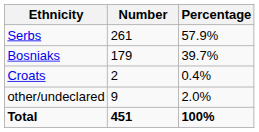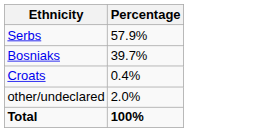- column: (143, 14)
